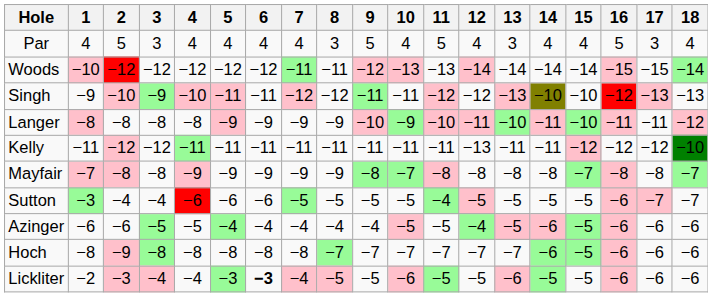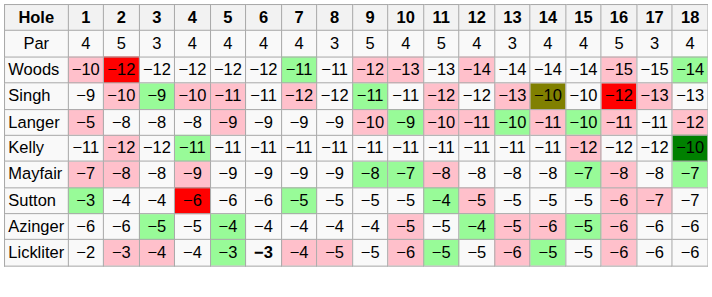(86, 122) −8 -> (86, 122) −5
(477, 148) −13 -> (477, 148) −11
- row: (28, 252)
